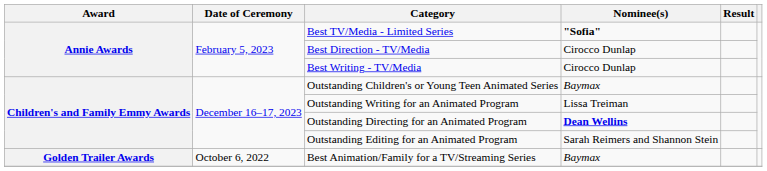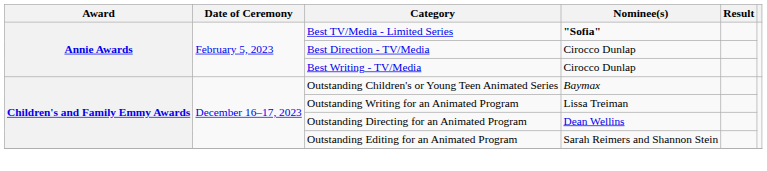(595, 121) bold -> (594, 121) normal
- row: (421, 157)
